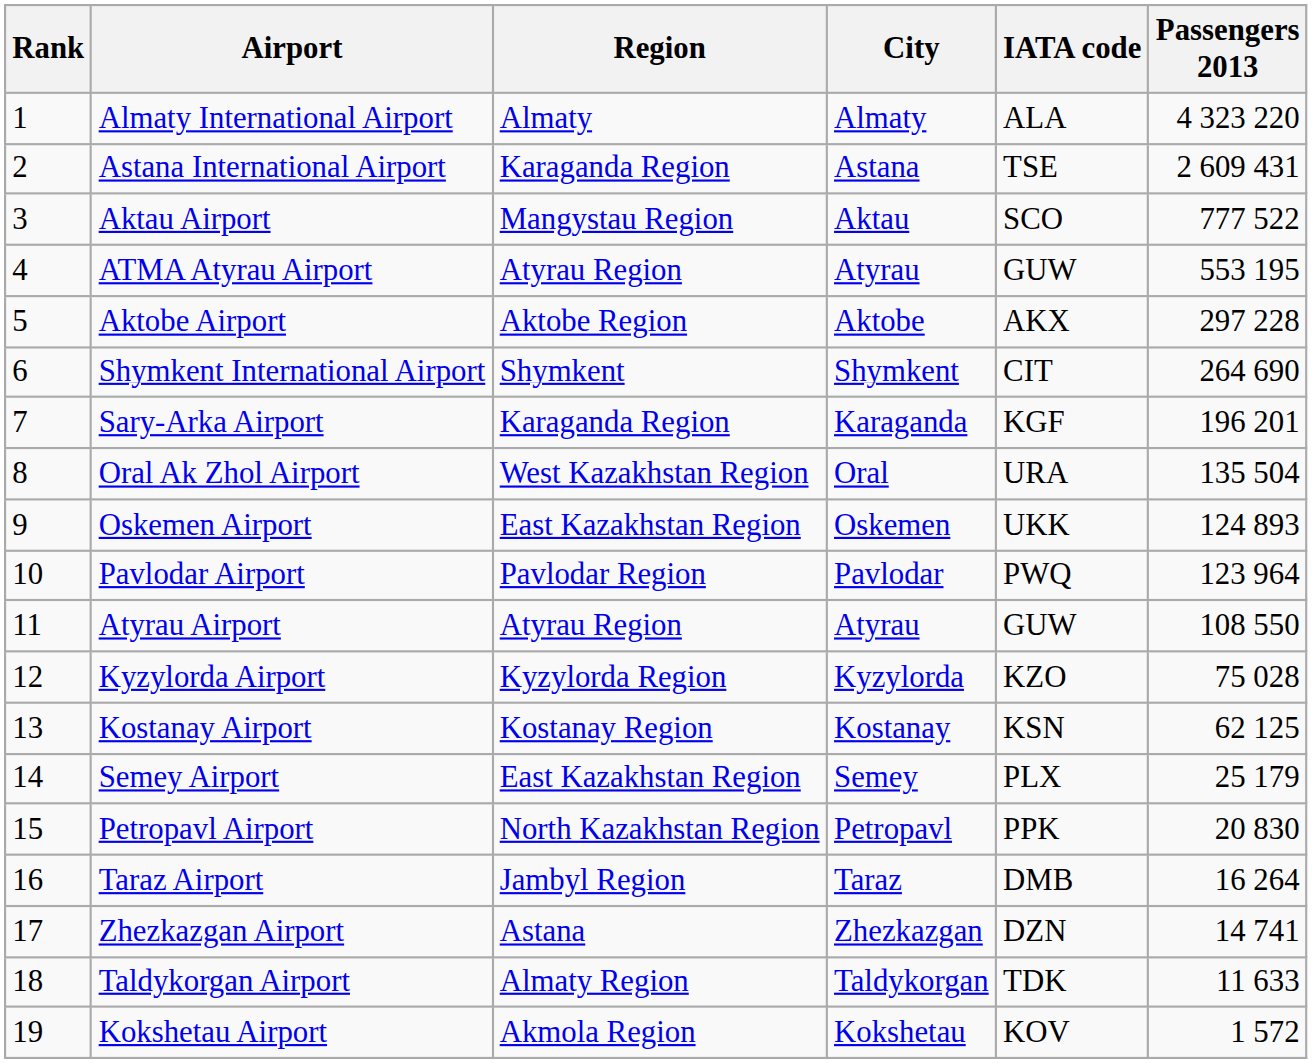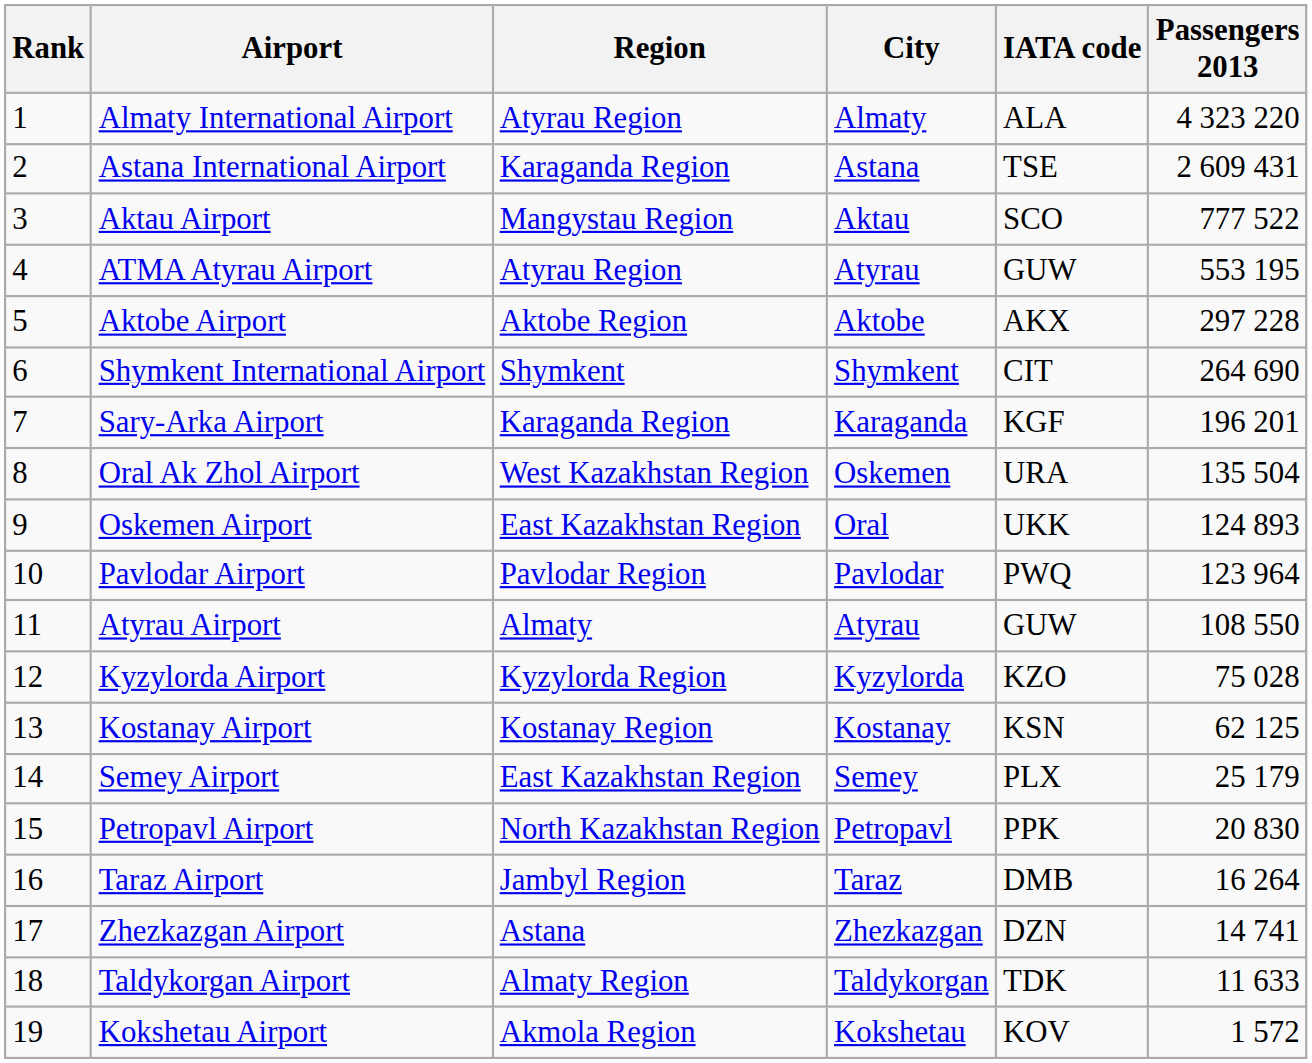(546, 117) Almaty -> (591, 117) Atyrau Region
(861, 473) Oral -> (892, 473) Oskemen
(892, 524) Oskemen -> (861, 524) Oral
(591, 625) Atyrau Region -> (546, 625) Almaty
